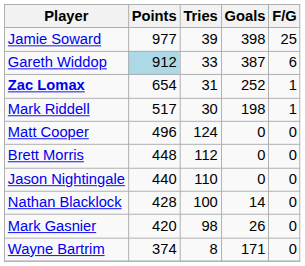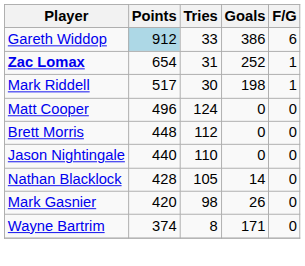- row: (54, 39)
(253, 62) 387 -> (253, 39) 386
(206, 202) 100 -> (206, 179) 105
